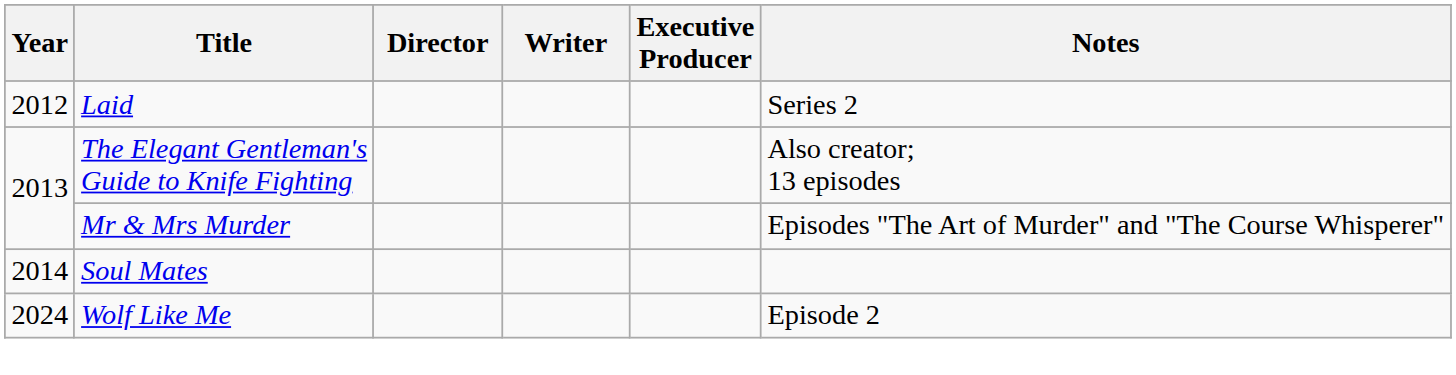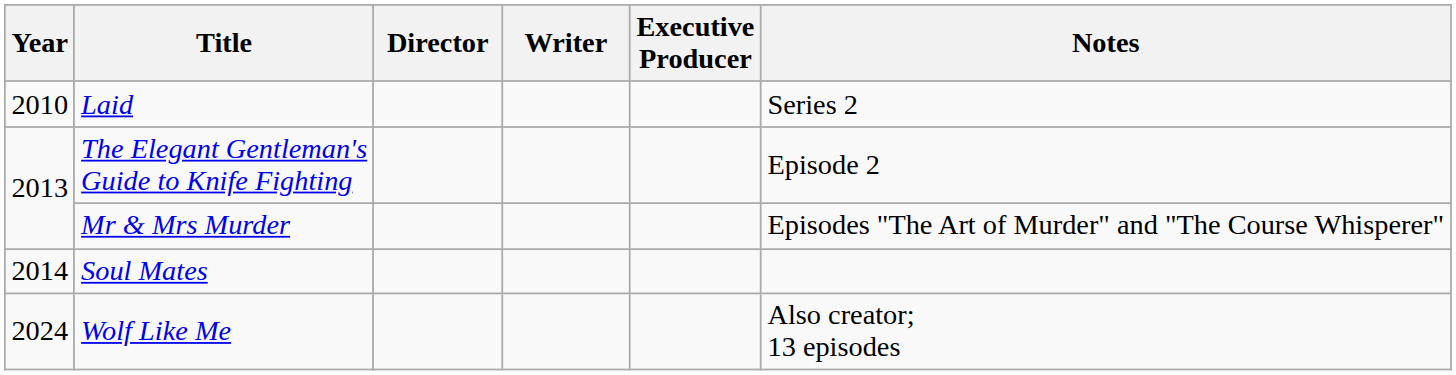(40, 103) 2012 -> (40, 103) 2010
(841, 164) Also creator; 13 episodes -> (824, 164) Episode 2
(824, 315) Episode 2 -> (841, 331) Also creator; 13 episodes
